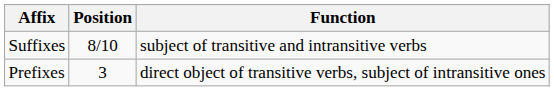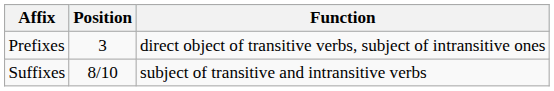rows swapped: (37, 72) <-> (37, 45)
